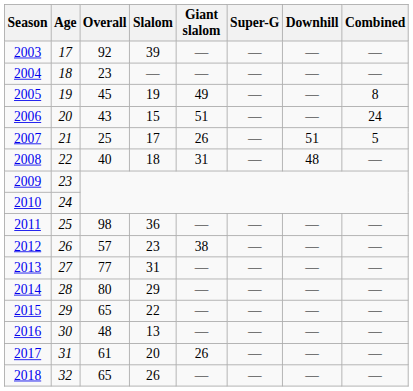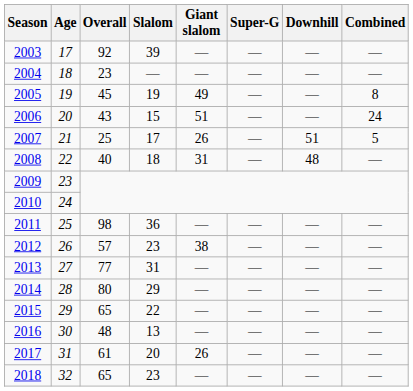(153, 375) 26 -> (153, 375) 23
